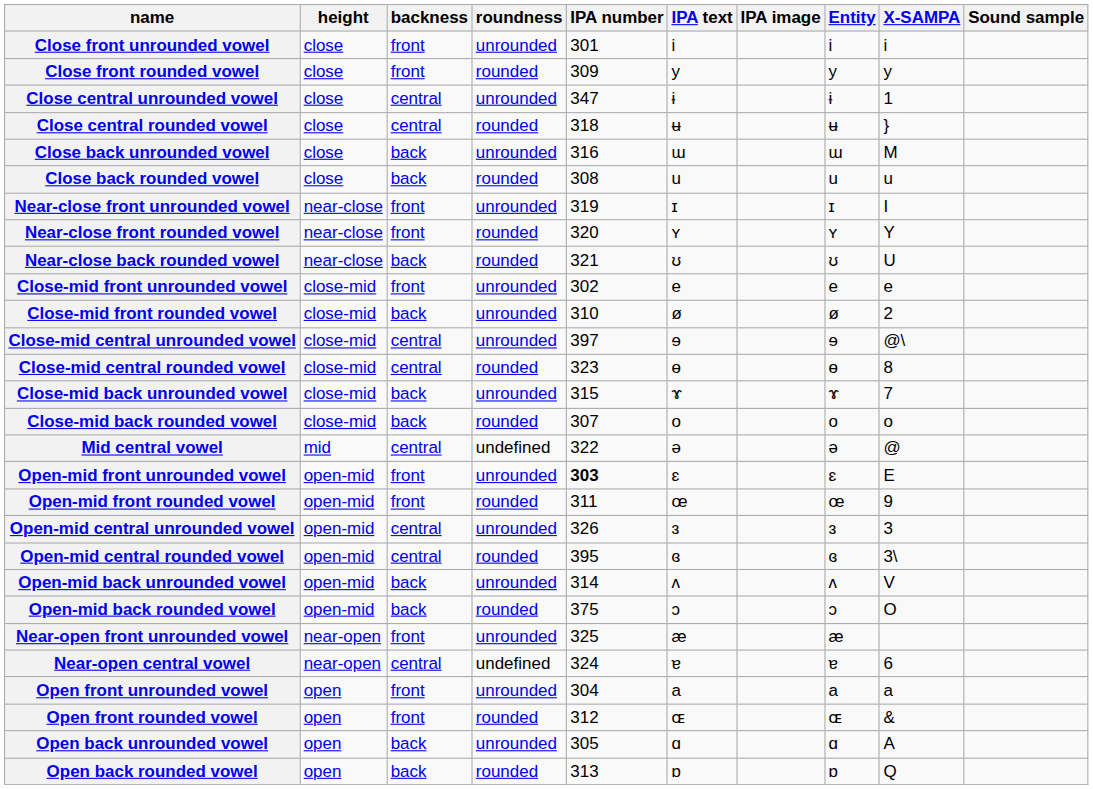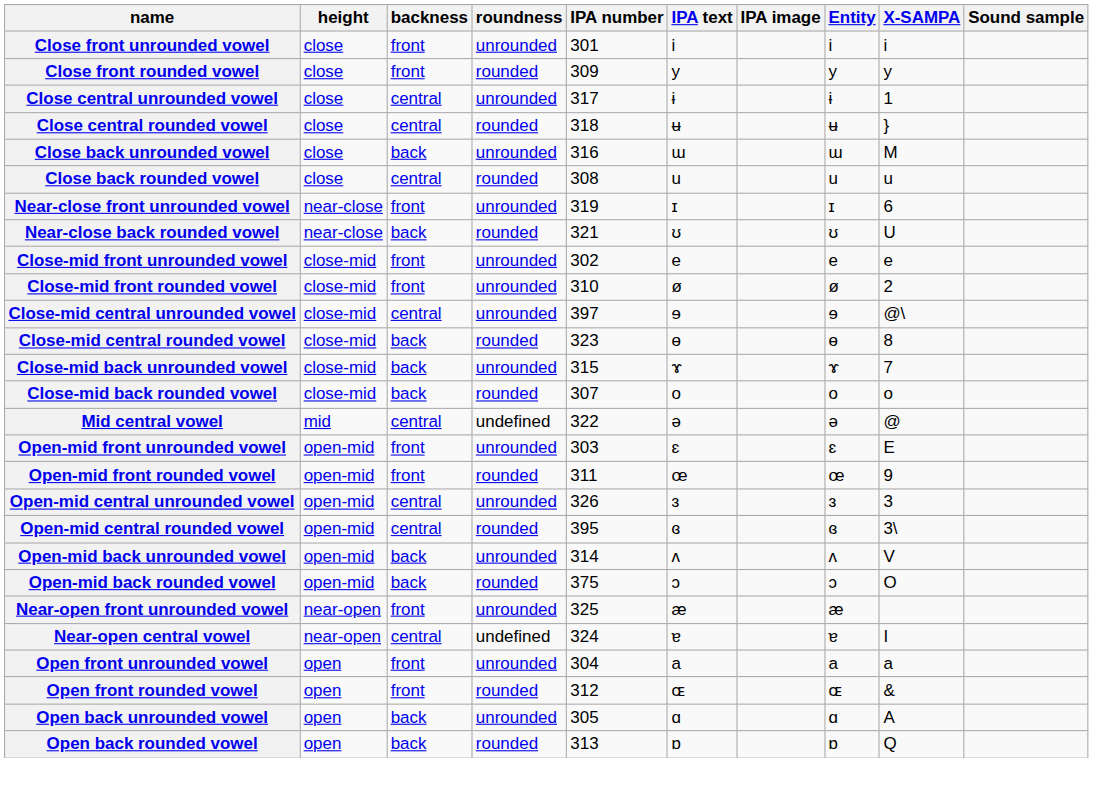(584, 98) 347 -> (584, 98) 317
(409, 179) back -> (416, 179) central
(886, 206) I -> (888, 206) 6
- row: (152, 233)
(409, 313) back -> (408, 286) front
(416, 367) central -> (409, 340) back
(584, 475) bold -> (584, 448) normal
(888, 663) 6 -> (886, 636) I
